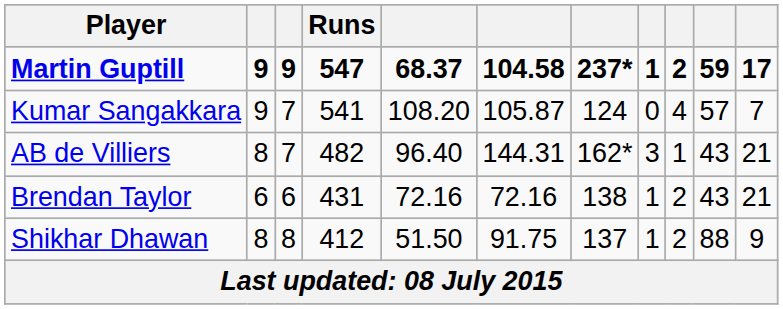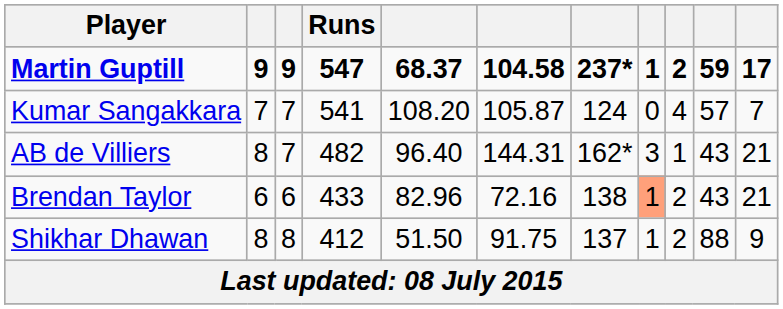(261, 111) 9 -> (261, 111) 7
(342, 196) 431 -> (342, 196) 433
(429, 196) 72.16 -> (429, 196) 82.96
(652, 196) no background -> (652, 196) lightsalmon background
